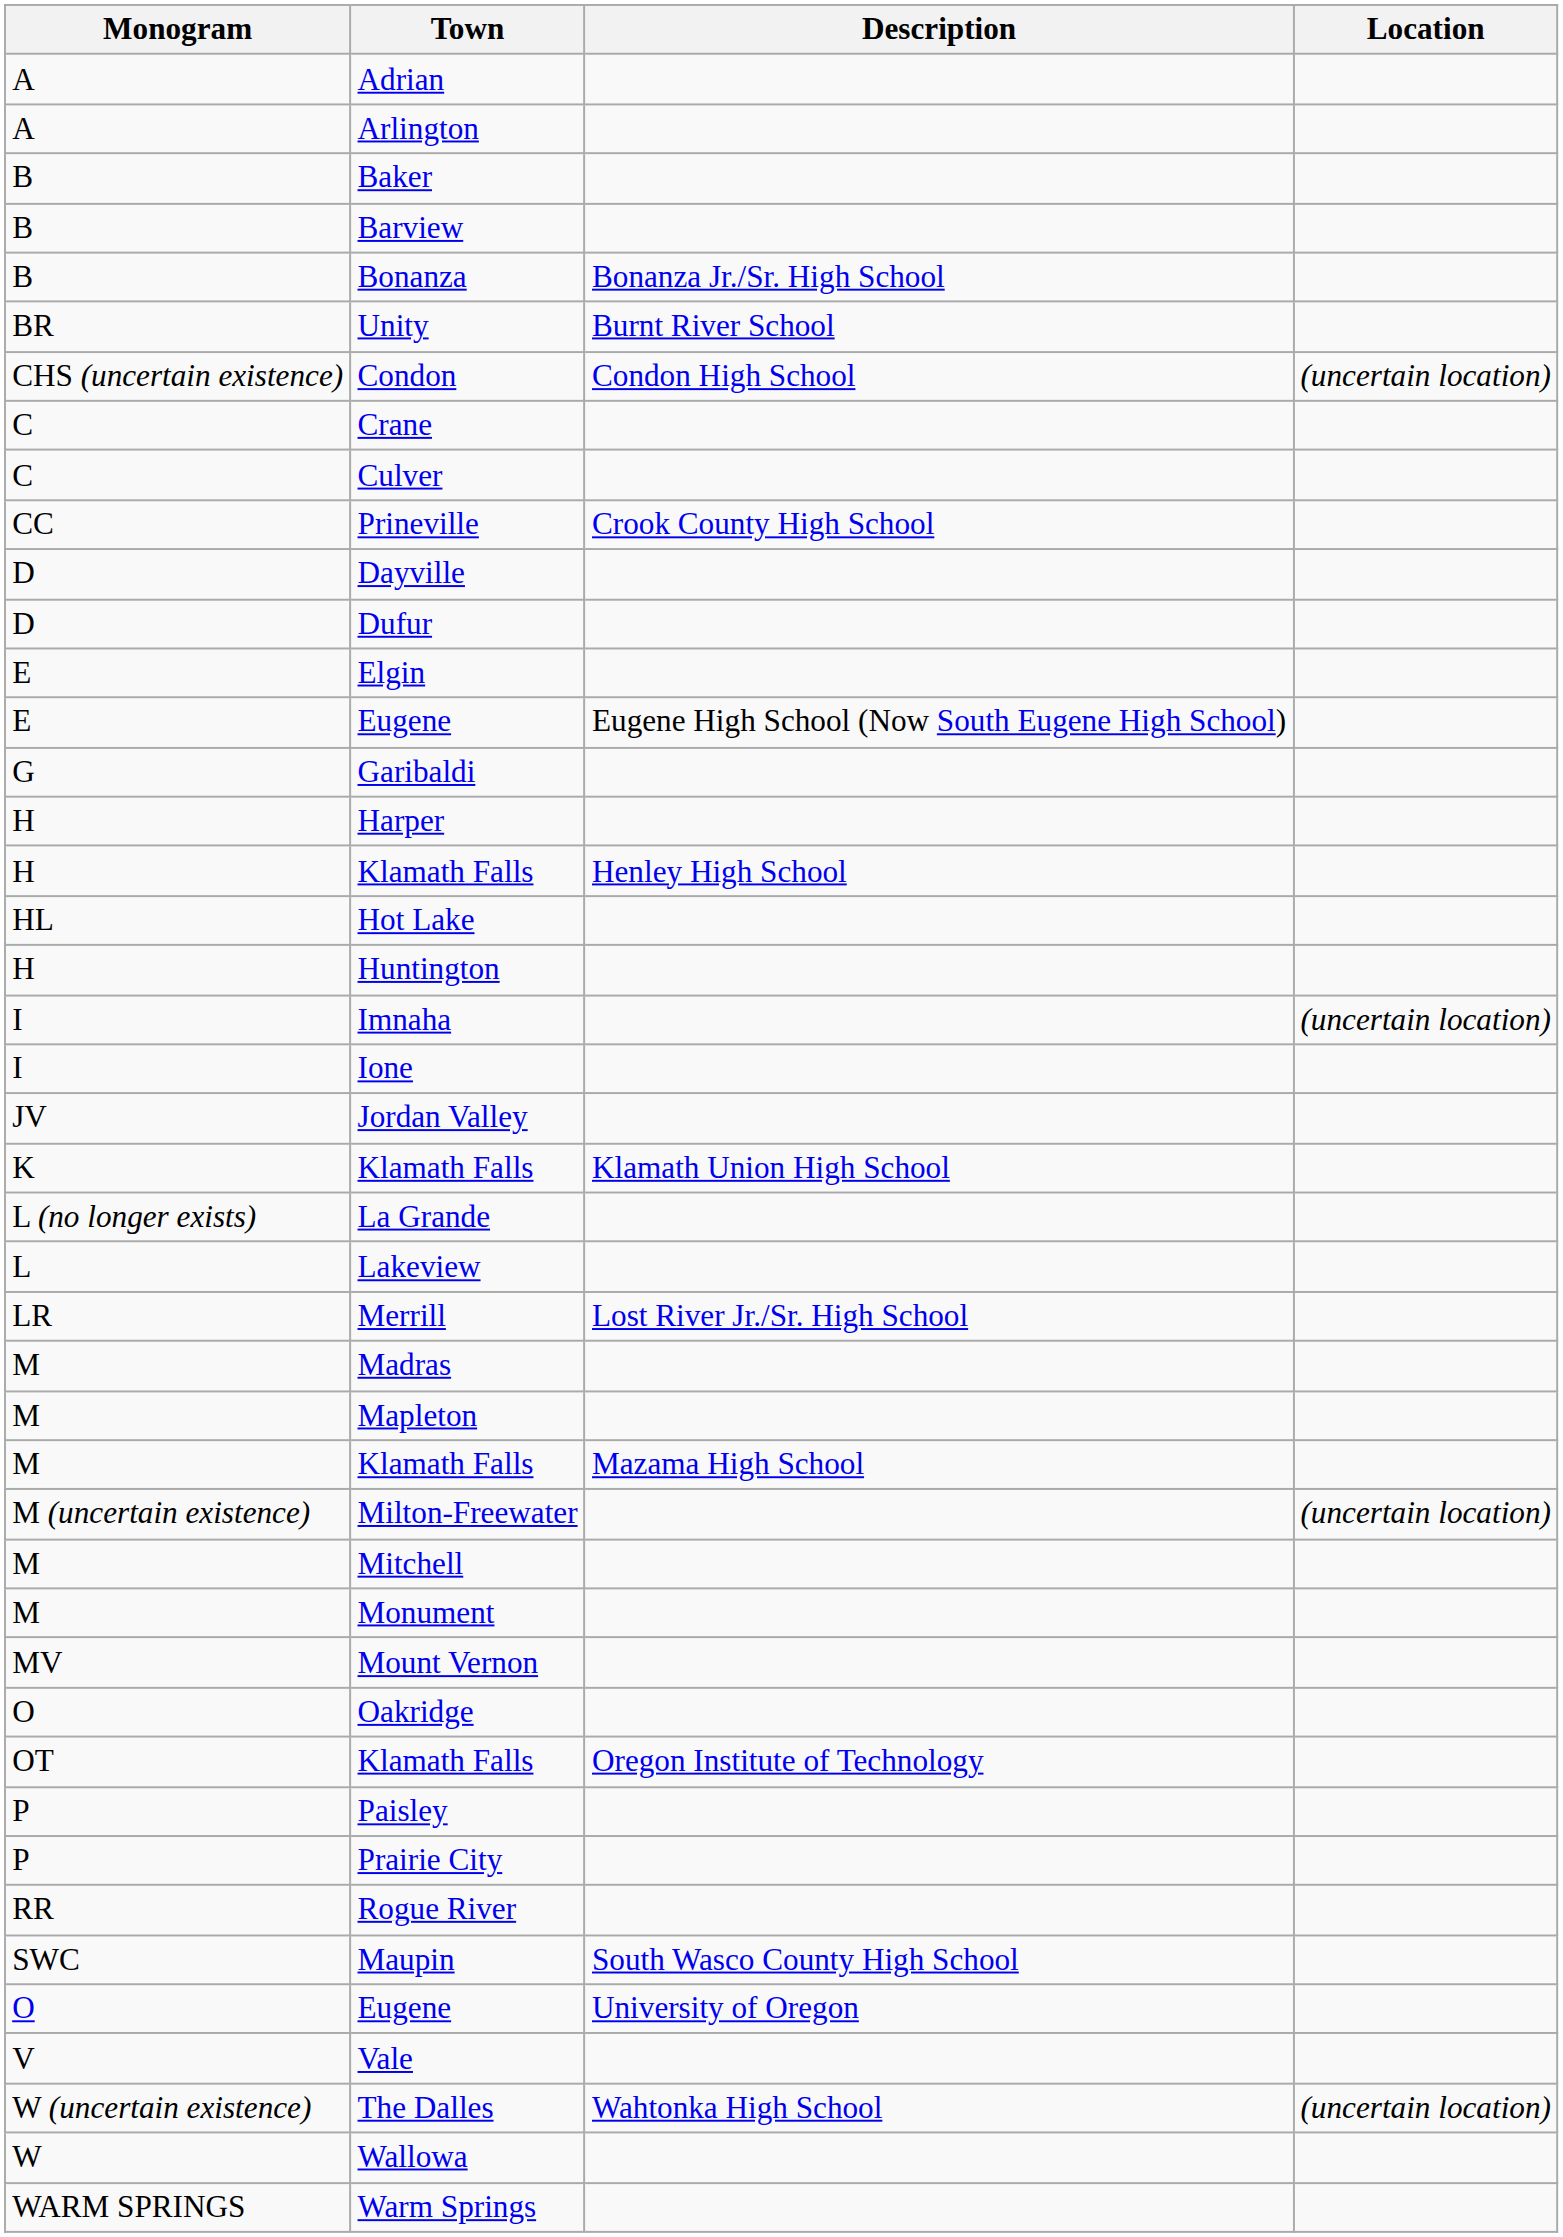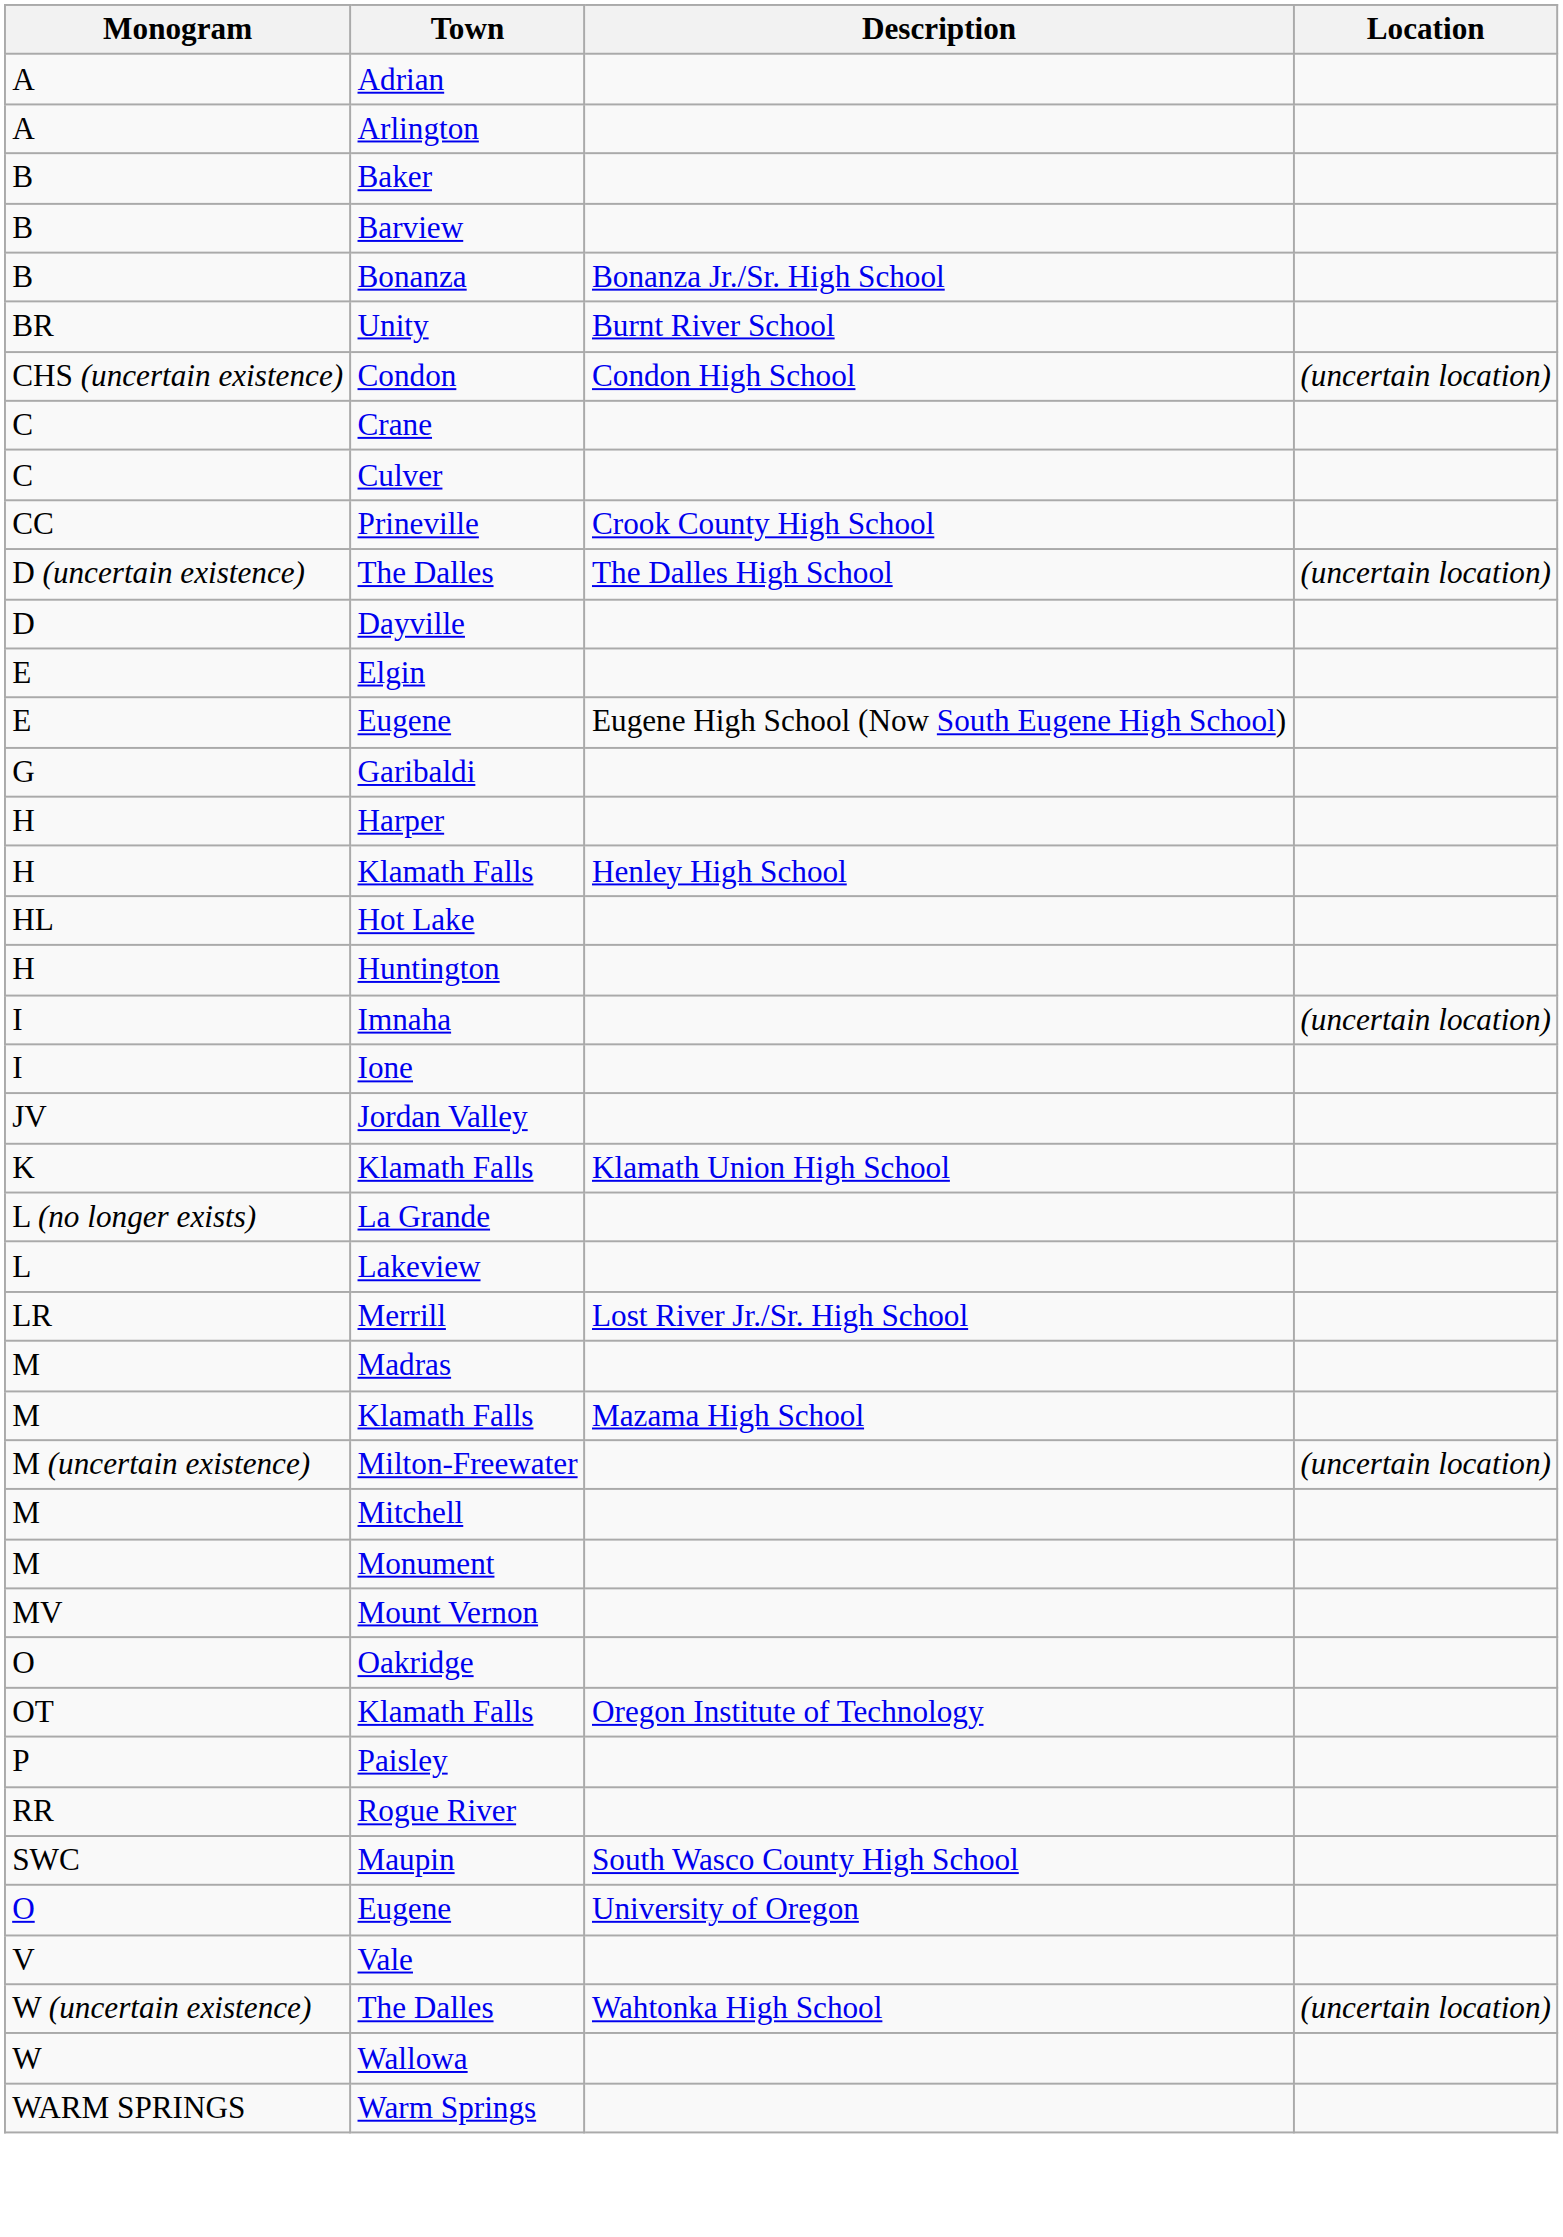+ row: (159, 573)
- row: (23, 623)
- row: (26, 1414)
- row: (21, 1860)
